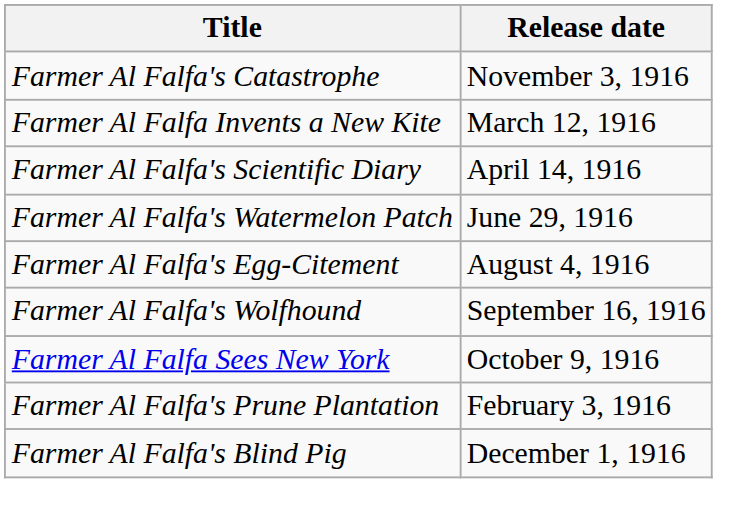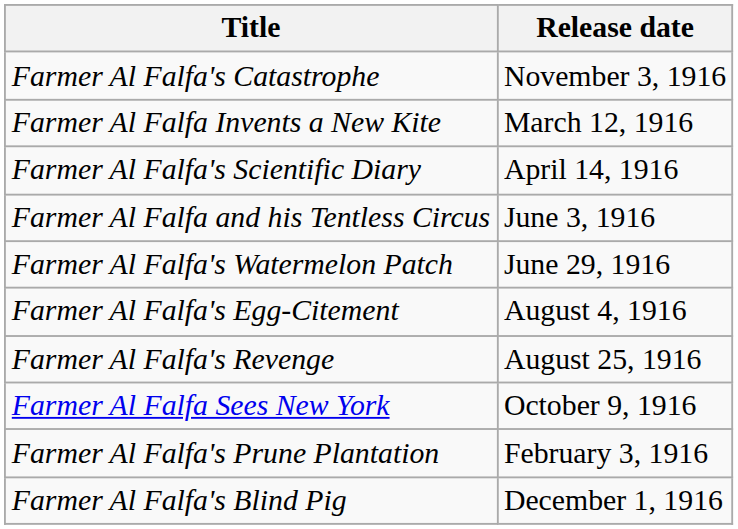+ row: (251, 216)
+ row: (173, 358)
- row: (187, 311)
